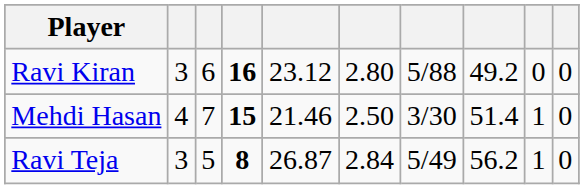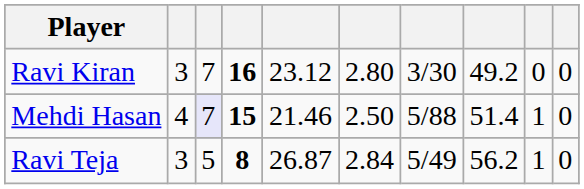(208, 71) 6 -> (208, 71) 7
(432, 71) 5/88 -> (432, 71) 3/30
(208, 115) no background -> (208, 115) lavender background
(432, 115) 3/30 -> (432, 115) 5/88
